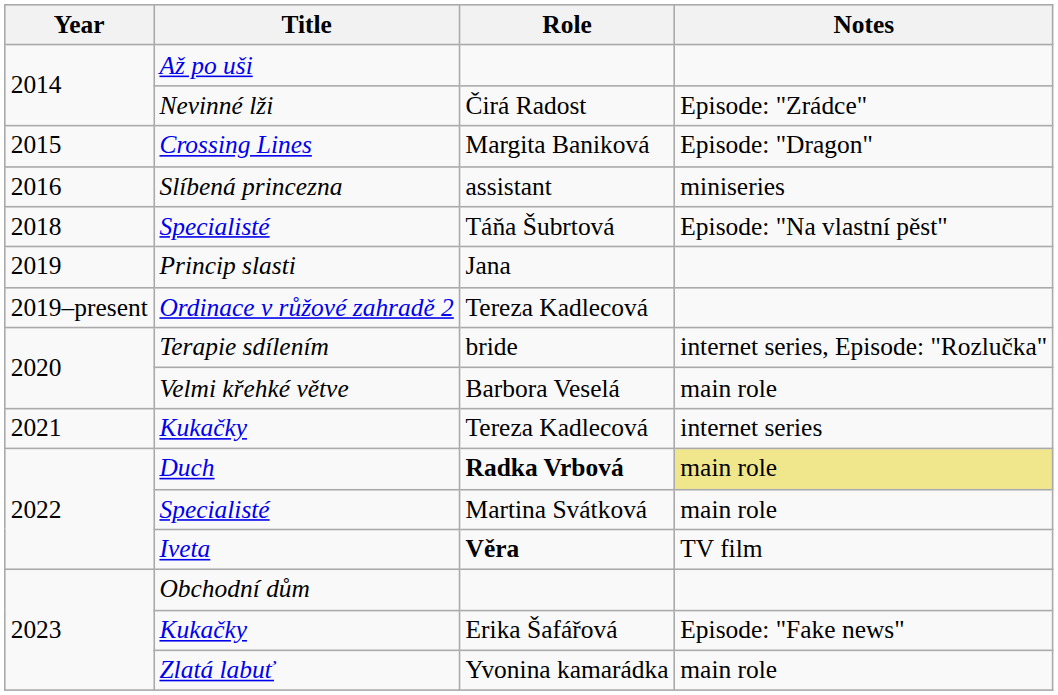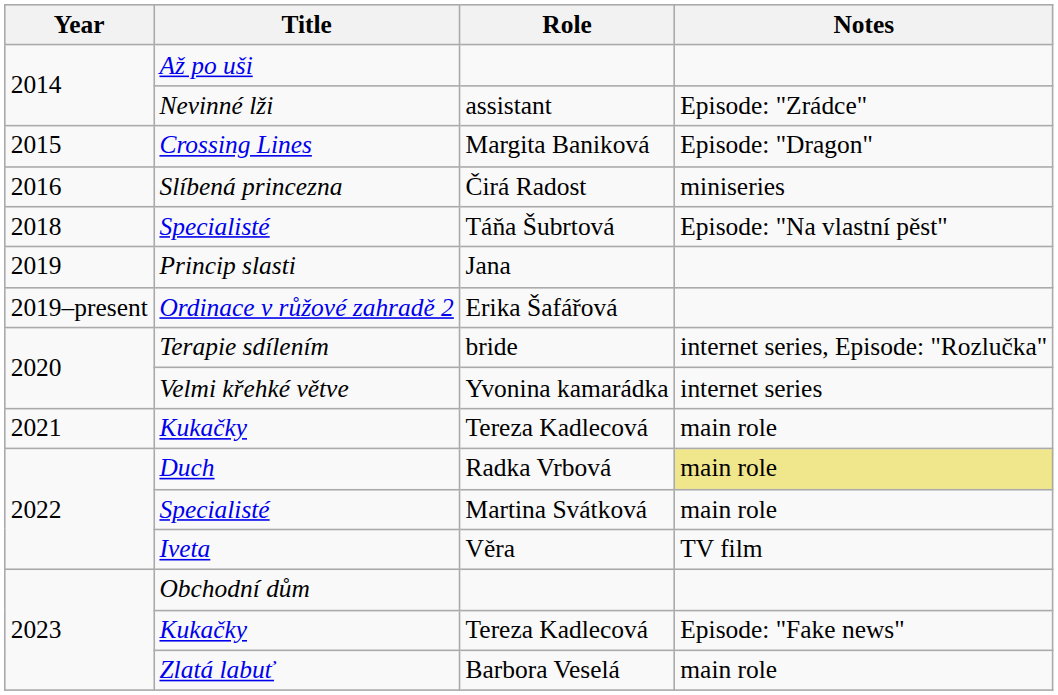(526, 105) Čirá Radost -> (509, 105) assistant
(509, 186) assistant -> (526, 186) Čirá Radost
(557, 307) Tereza Kadlecová -> (542, 307) Erika Šafářová
(543, 387) Barbora Veselá -> (567, 387) Yvonina kamarádka
(729, 387) main role -> (751, 387) internet series
(751, 428) internet series -> (729, 428) main role
(545, 468) bold -> (538, 468) normal
(492, 549) bold -> (490, 549) normal
(542, 629) Erika Šafářová -> (557, 629) Tereza Kadlecová
(567, 670) Yvonina kamarádka -> (543, 670) Barbora Veselá
